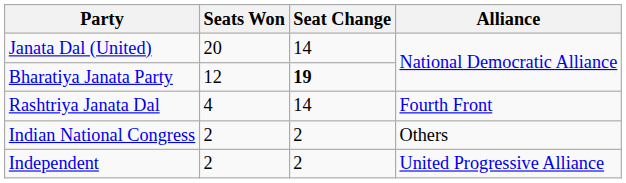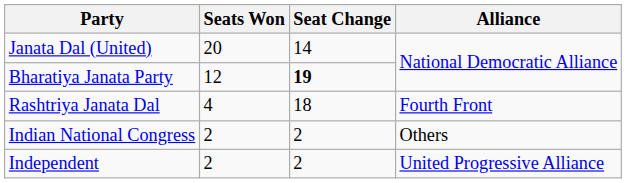(302, 105) 14 -> (302, 105) 18
